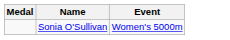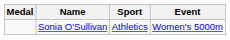+ column: (130, 12)
